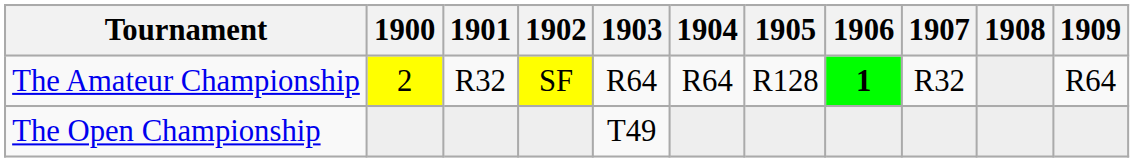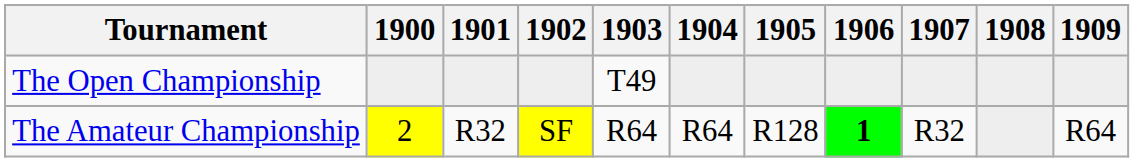rows swapped: (166, 131) <-> (186, 80)
